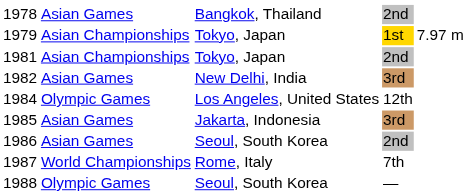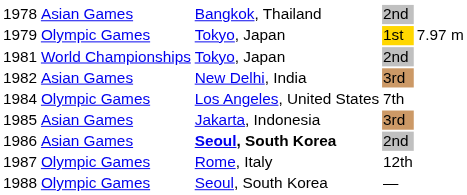(115, 35) Asian Championships -> (96, 35) Olympic Games
(115, 56) Asian Championships -> (116, 56) World Championships
(398, 99) 12th -> (394, 99) 7th
(261, 141) normal -> (266, 141) bold
(116, 162) World Championships -> (96, 162) Olympic Games
(394, 162) 7th -> (398, 162) 12th
